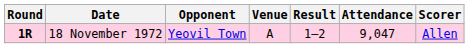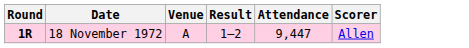- column: (207, 14)
(377, 33) 9,047 -> (293, 33) 9,447
